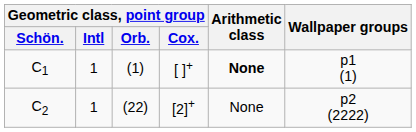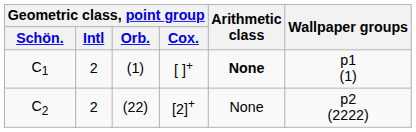(94, 68) 1 -> (94, 68) 2
(94, 107) 1 -> (94, 107) 2
